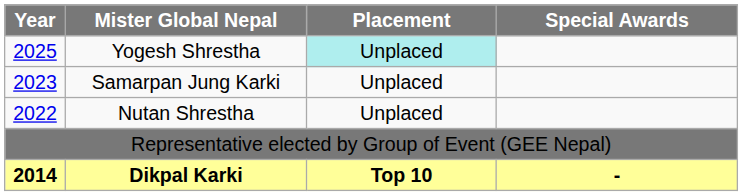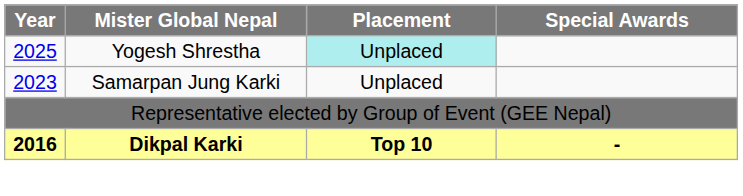- row: (186, 113)
(35, 176) 2014 -> (35, 145) 2016
